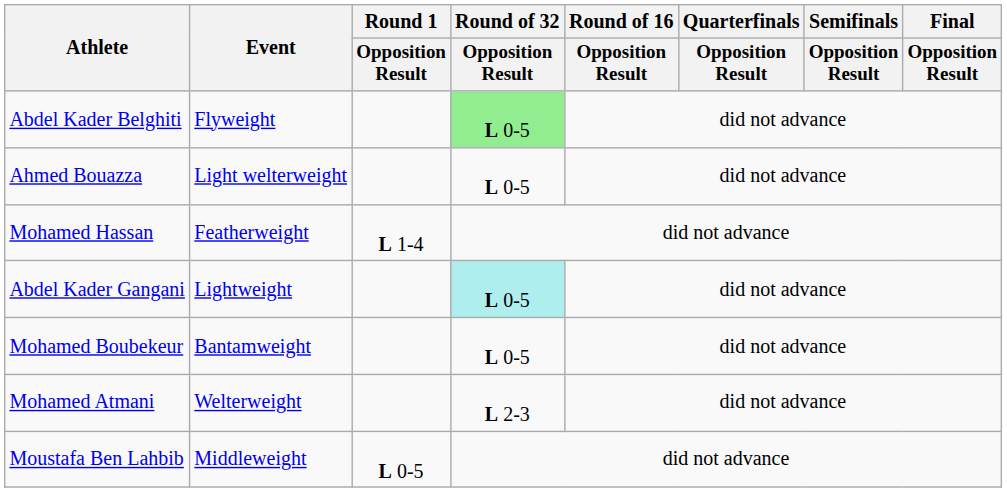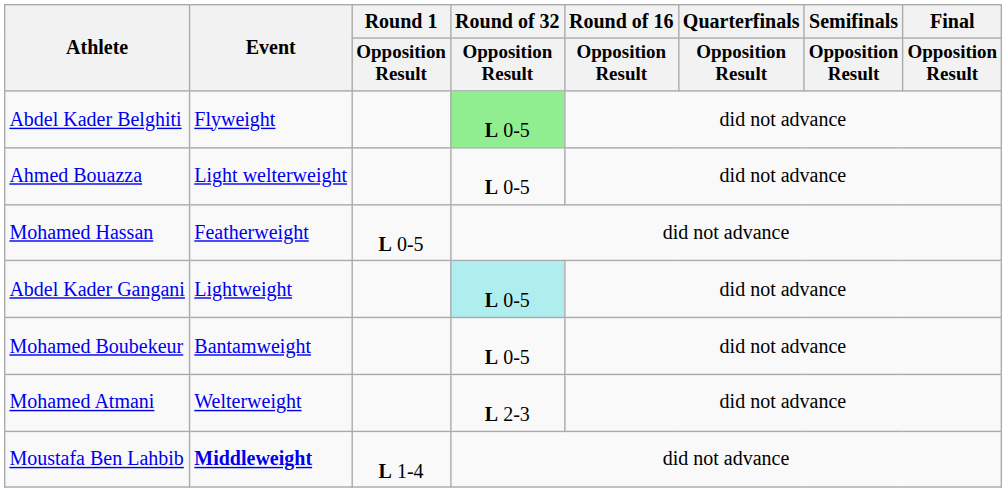(401, 244) L 1-4 -> (401, 244) L 0-5
(250, 459) normal -> (253, 459) bold
(401, 471) L 0-5 -> (401, 471) L 1-4
